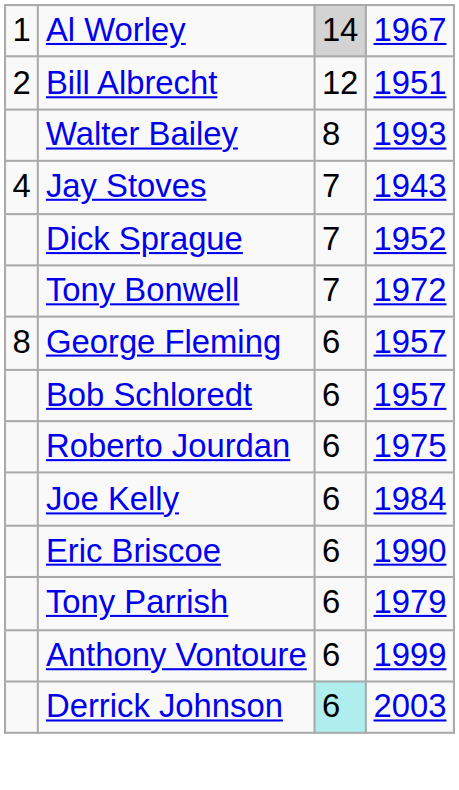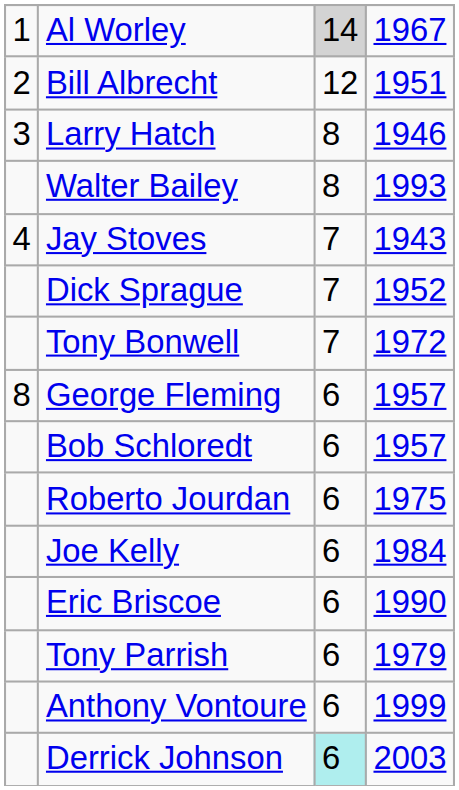+ row: (131, 134)
